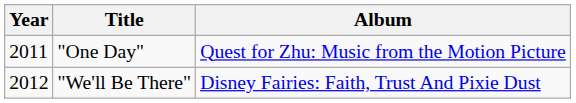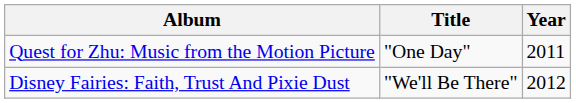columns swapped: (29, 20) <-> (383, 20)
